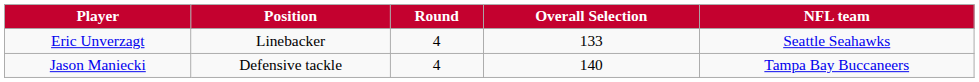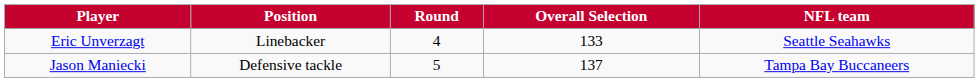(437, 65) 4 -> (437, 65) 5
(591, 65) 140 -> (591, 65) 137
